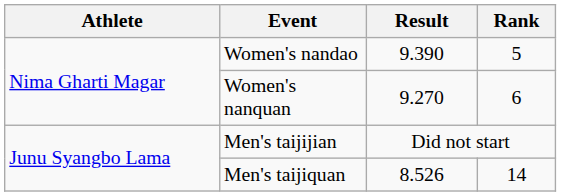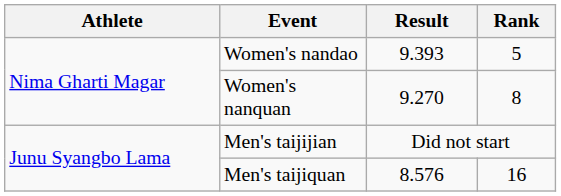(422, 53) 9.390 -> (422, 53) 9.393
(517, 97) 6 -> (517, 97) 8
(422, 174) 8.526 -> (422, 174) 8.576
(517, 174) 14 -> (517, 174) 16
